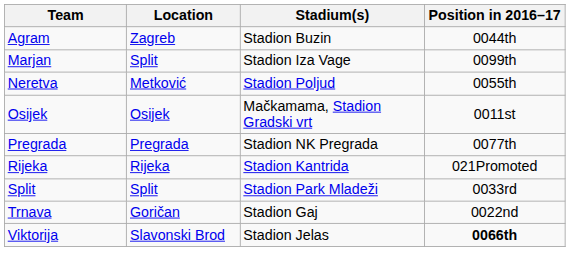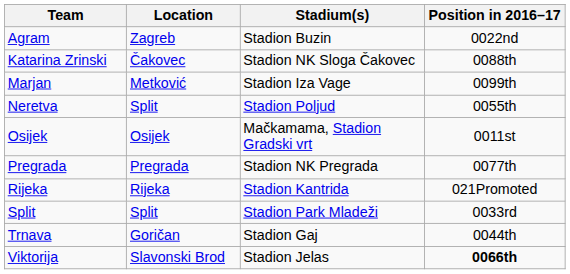(495, 38) 0044th -> (495, 38) 0022nd
+ row: (57, 60)
(144, 60) Split -> (158, 83) Metković
(158, 83) Metković -> (144, 106) Split
(495, 212) 0022nd -> (495, 235) 0044th
